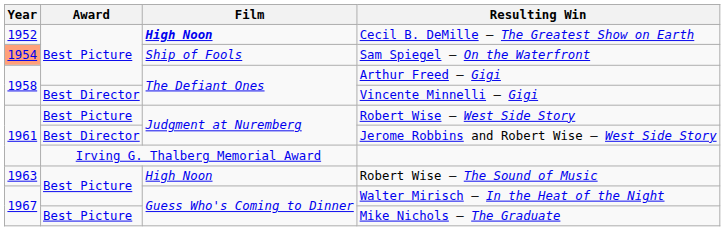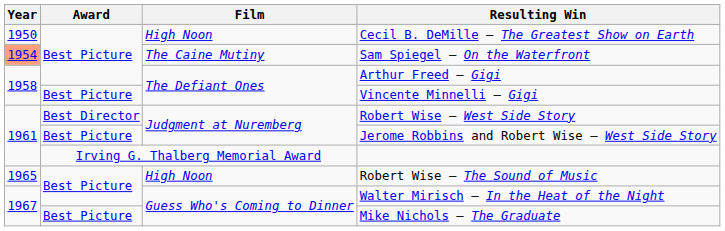(22, 35) 1952 -> (22, 35) 1950
(179, 35) bold -> (179, 35) normal
(194, 55) Ship of Fools -> (205, 55) The Caine Mutiny
(91, 95) Best Director -> (88, 95) Best Picture
(88, 115) Best Picture -> (91, 115) Best Director
(91, 135) Best Director -> (88, 135) Best Picture
(22, 176) 1963 -> (22, 176) 1965
